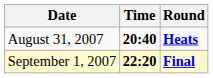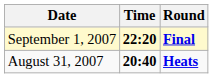rows swapped: (56, 38) <-> (62, 61)
